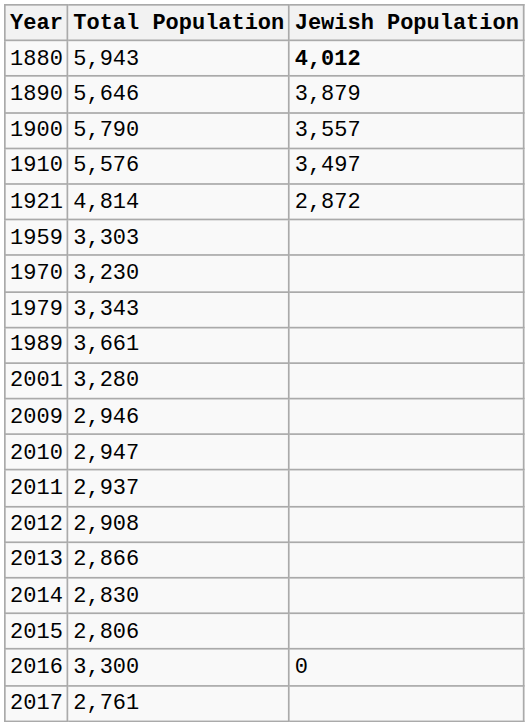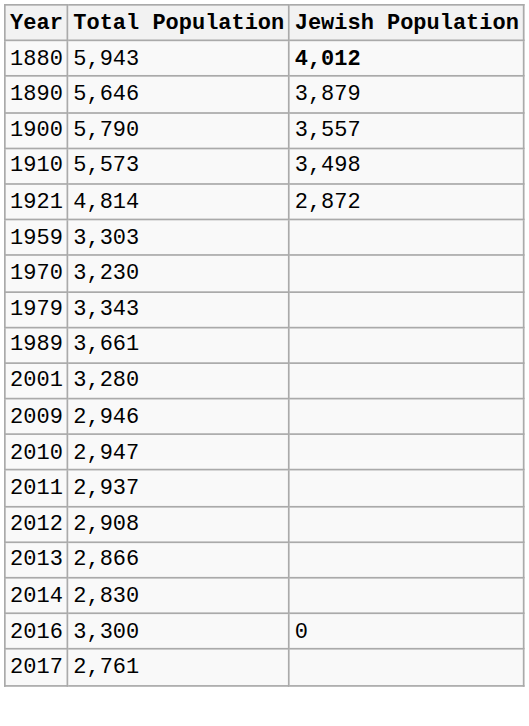(106, 166) 5,576 -> (106, 166) 5,573
(328, 166) 3,497 -> (328, 166) 3,498
- row: (36, 631)
